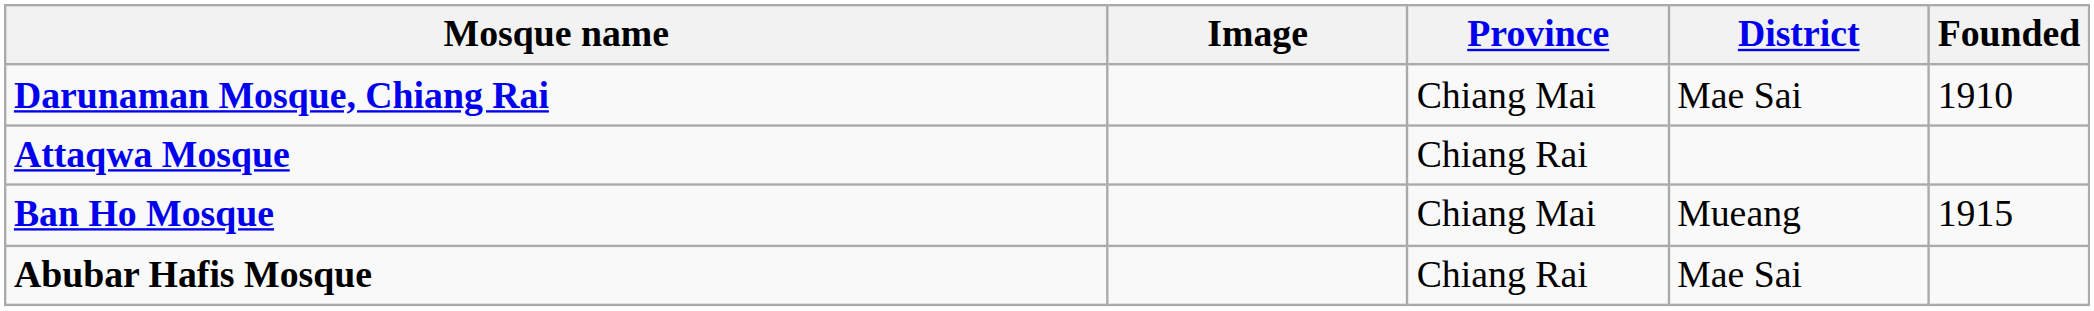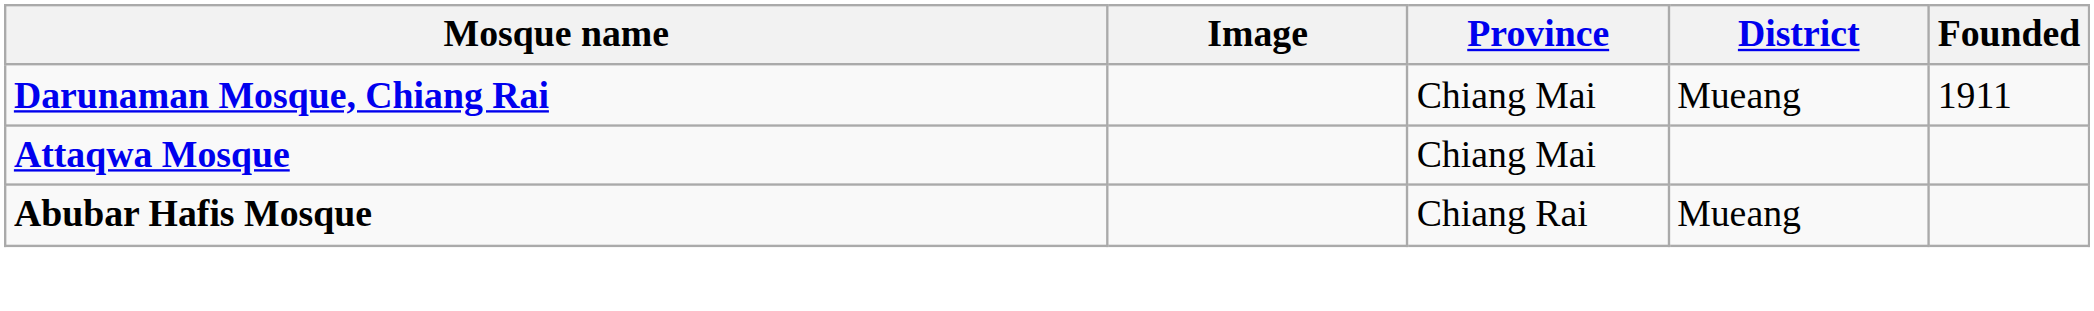(1740, 94) Mae Sai -> (1739, 94) Mueang
(1975, 94) 1910 -> (1975, 94) 1911
(1502, 154) Chiang Rai -> (1506, 154) Chiang Mai
- row: (144, 214)
(1740, 273) Mae Sai -> (1739, 214) Mueang
